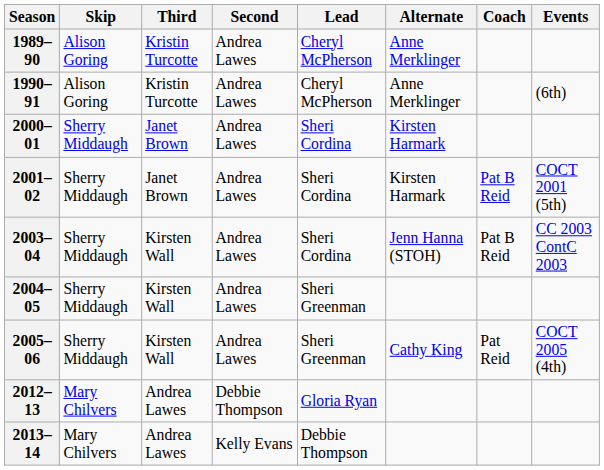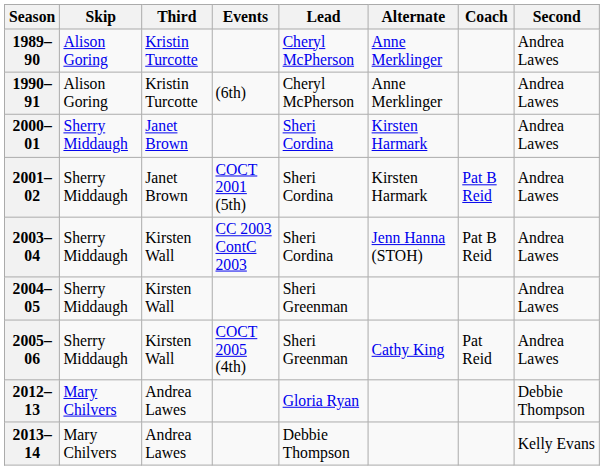columns swapped: (254, 16) <-> (566, 16)
